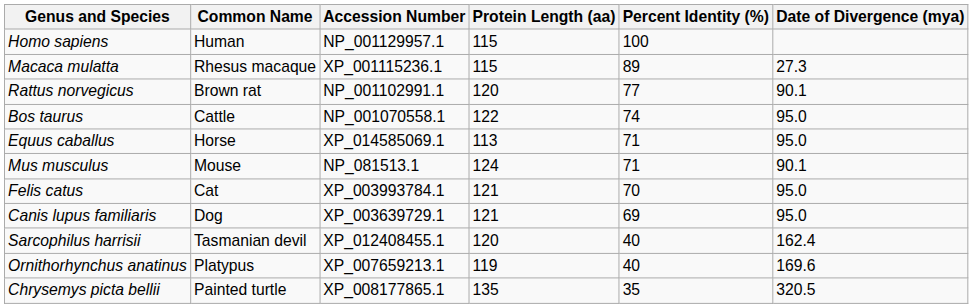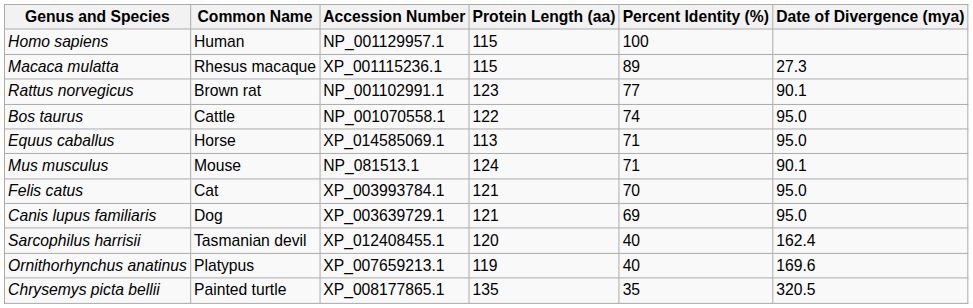(486, 91) 120 -> (486, 91) 123
